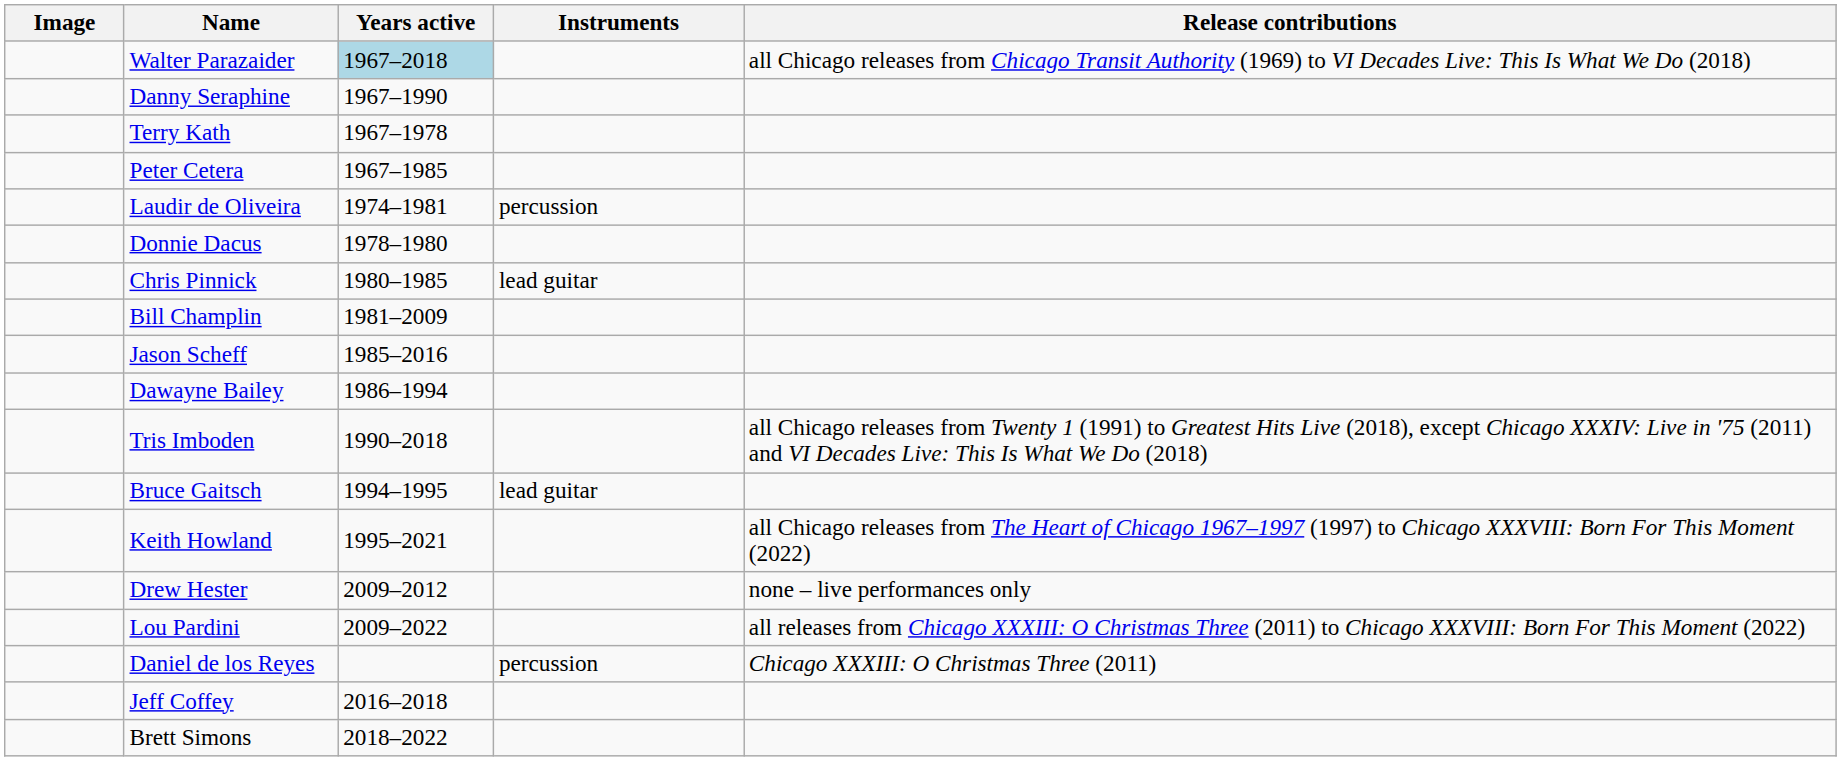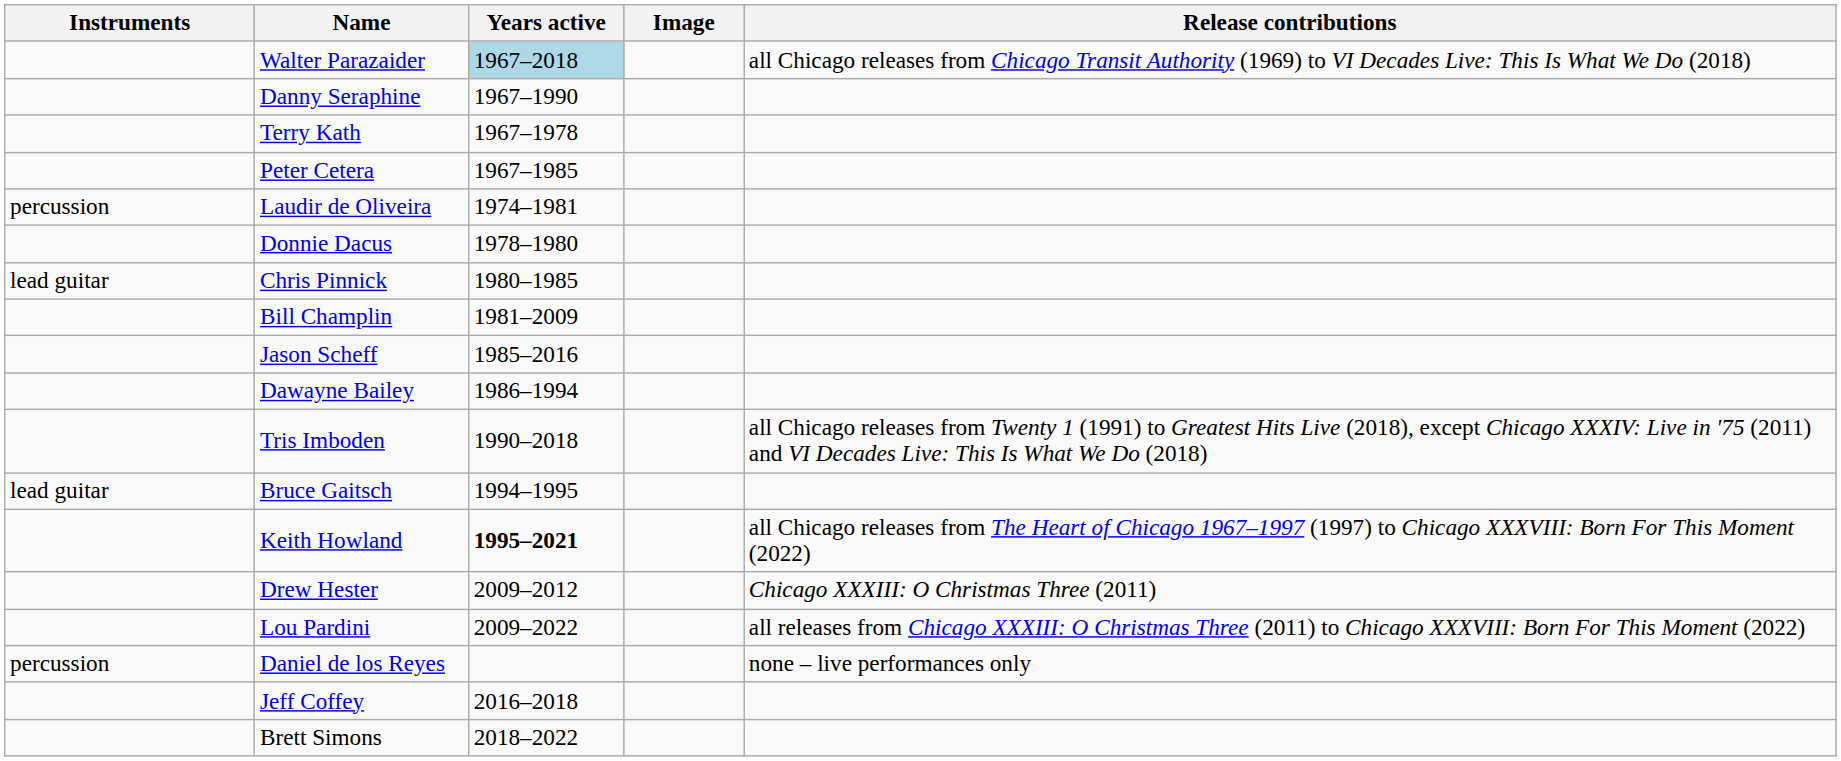columns swapped: (64, 22) <-> (619, 22)
(395, 540) normal -> (526, 540) bold
(890, 590) none – live performances only -> (953, 590) Chicago XXXIII: O Christmas Three (2011)
(953, 663) Chicago XXXIII: O Christmas Three (2011) -> (890, 663) none – live performances only
